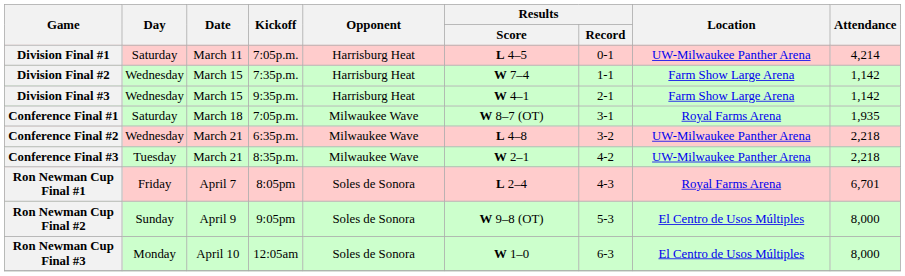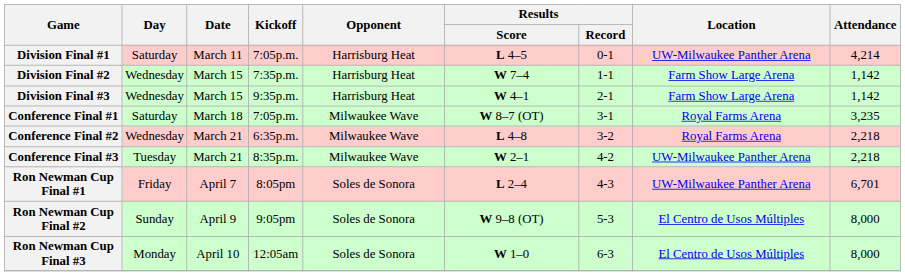(865, 116) 1,935 -> (865, 116) 3,235
(731, 136) UW-Milwaukee Panther Arena -> (731, 136) Royal Farms Arena
(731, 184) Royal Farms Arena -> (731, 184) UW-Milwaukee Panther Arena
